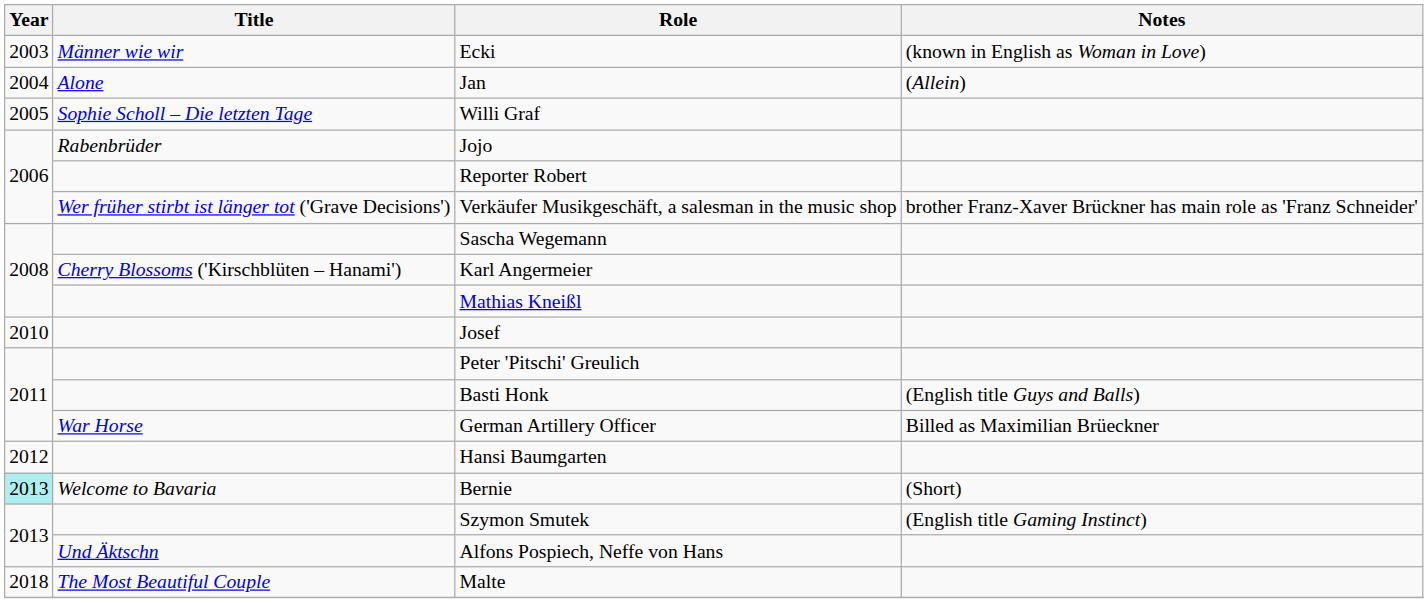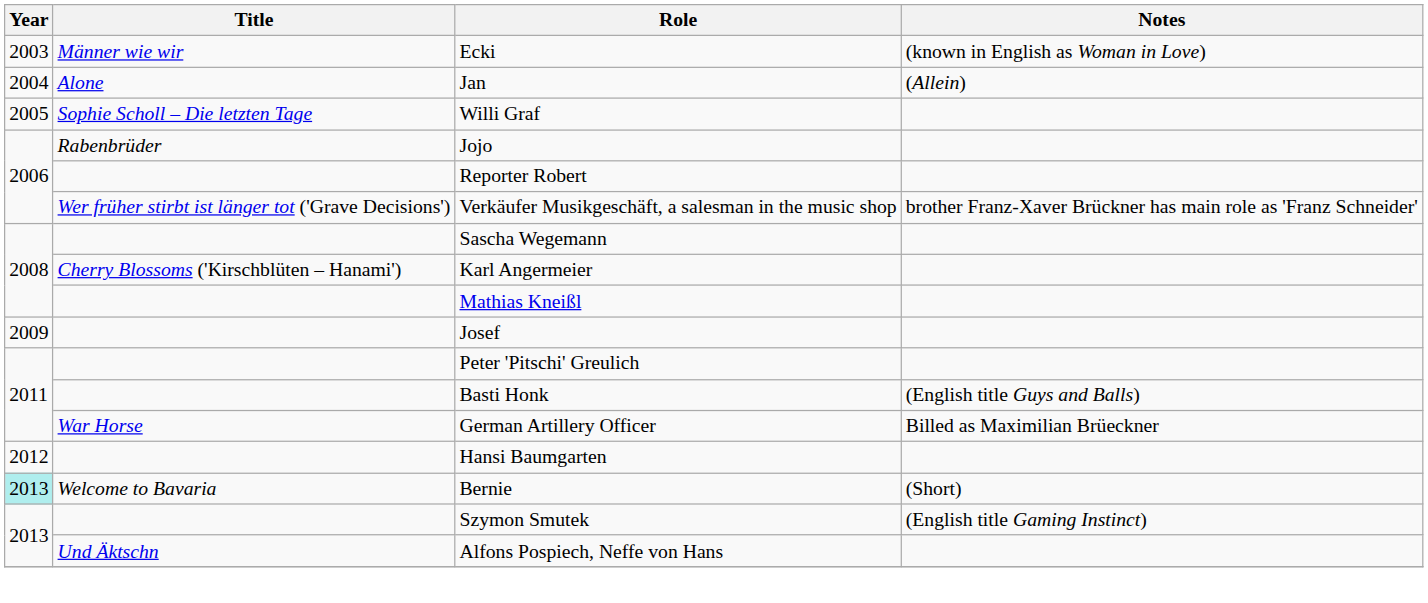(29, 332) 2010 -> (29, 332) 2009
- row: (482, 581)
